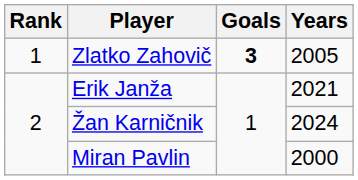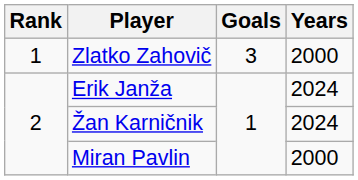(251, 55) bold -> (251, 55) normal
(315, 55) 2005 -> (315, 55) 2000
(315, 89) 2021 -> (315, 89) 2024
